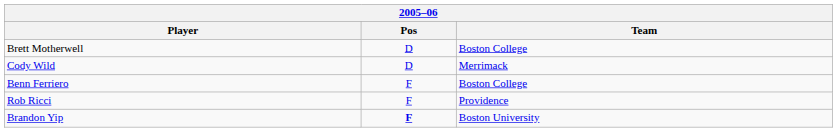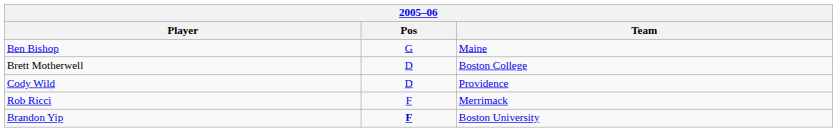+ row: (33, 48)
(483, 65) Merrimack -> (484, 83) Providence
- row: (38, 83)
(484, 100) Providence -> (483, 100) Merrimack
